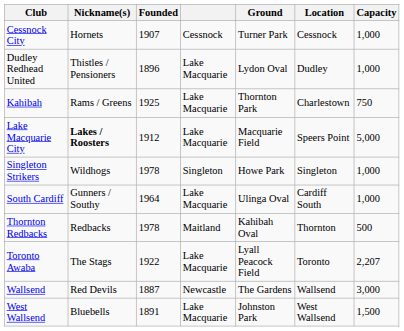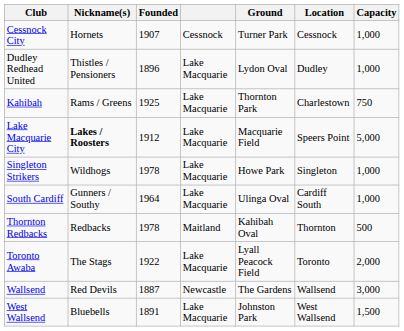(203, 171) Singleton -> (205, 171) Lake Macquarie
(368, 261) 2,207 -> (368, 261) 2,000
